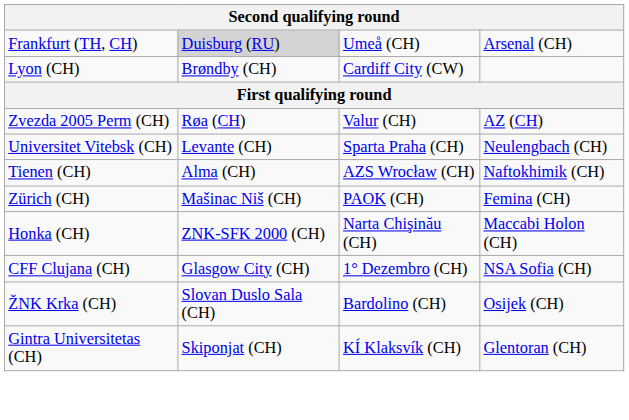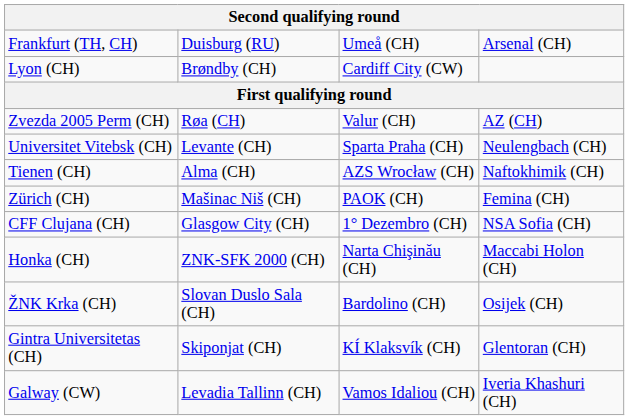(231, 43) lightgrey background -> (230, 43) no background
rows swapped: (49, 233) <-> (69, 268)
+ row: (54, 392)
